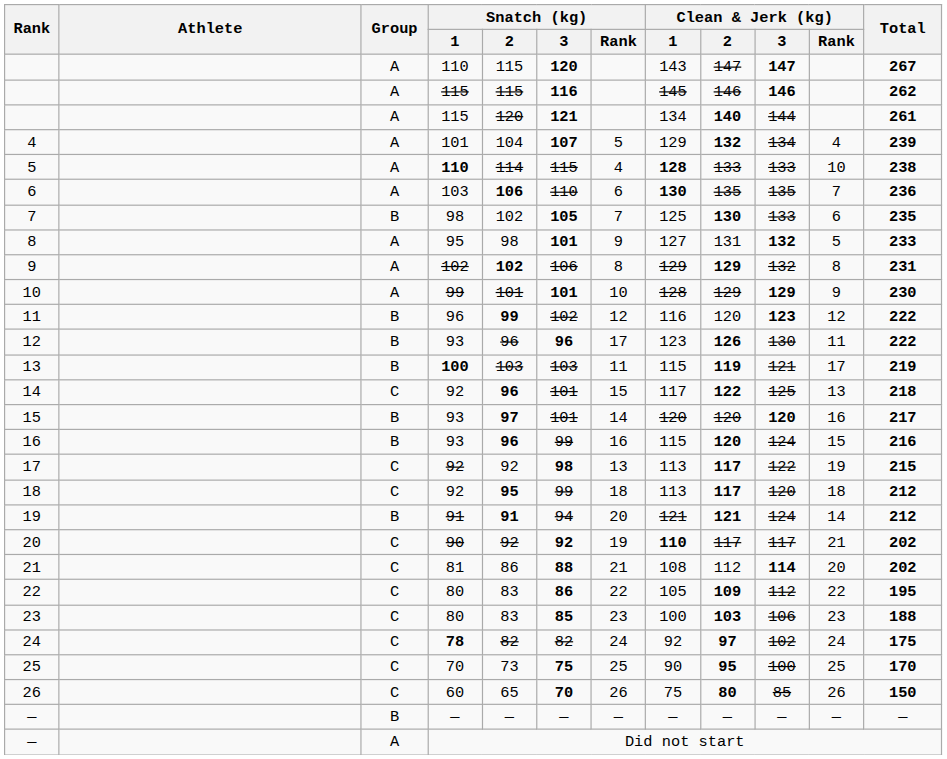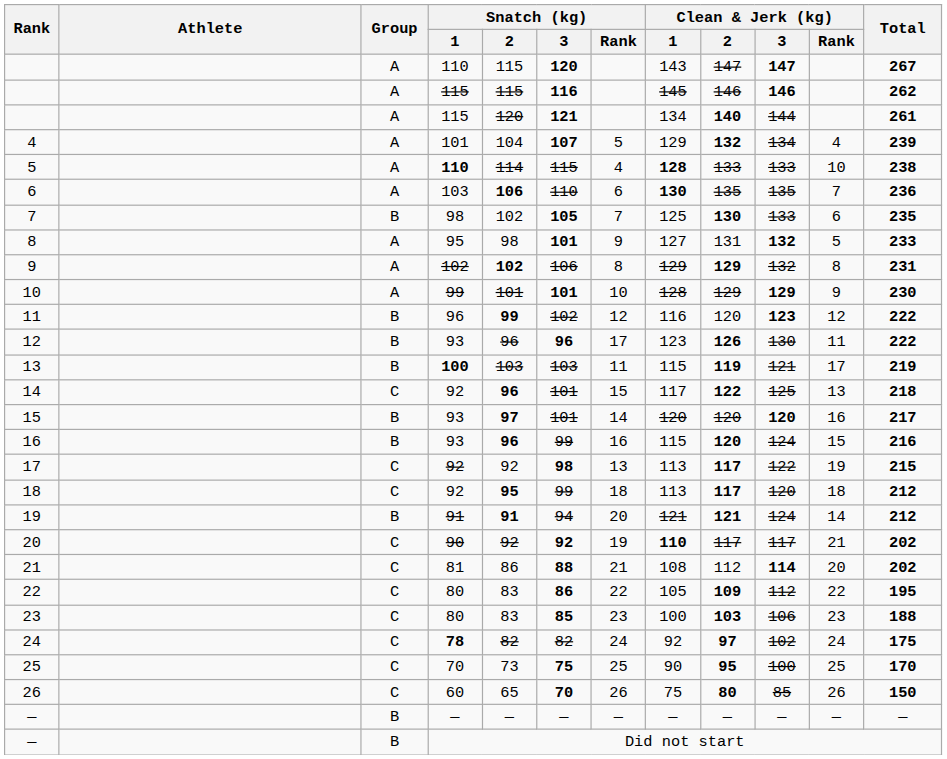(395, 742) A -> (395, 742) B
